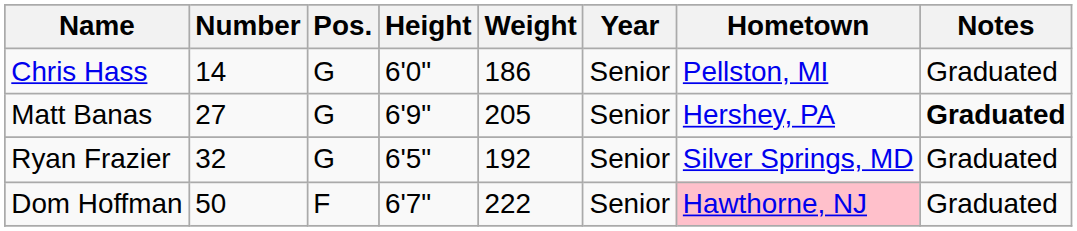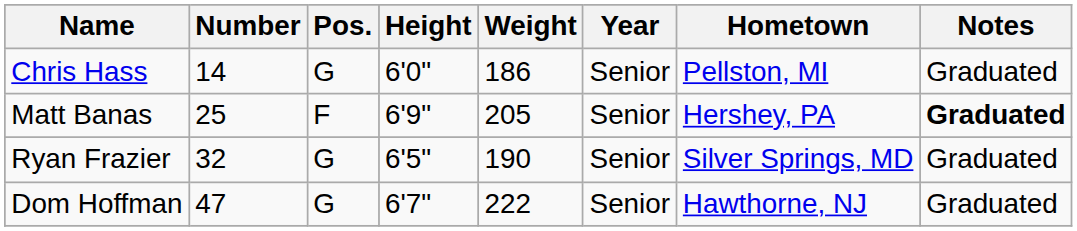(211, 114) 27 -> (211, 114) 25
(324, 114) G -> (322, 114) F
(508, 159) 192 -> (508, 159) 190
(211, 203) 50 -> (211, 203) 47
(322, 203) F -> (324, 203) G
(775, 203) pink background -> (775, 203) no background
